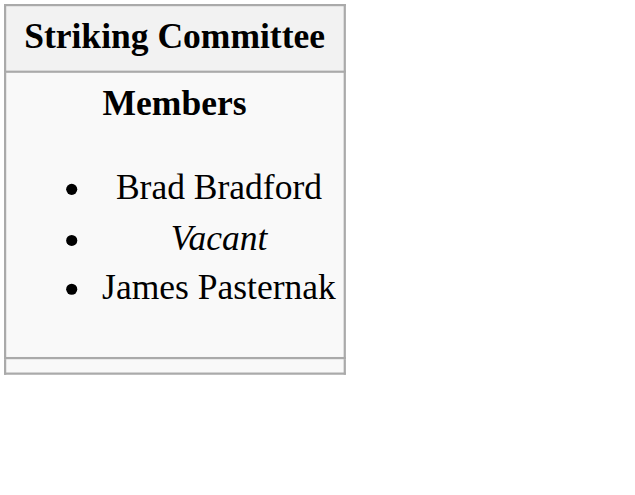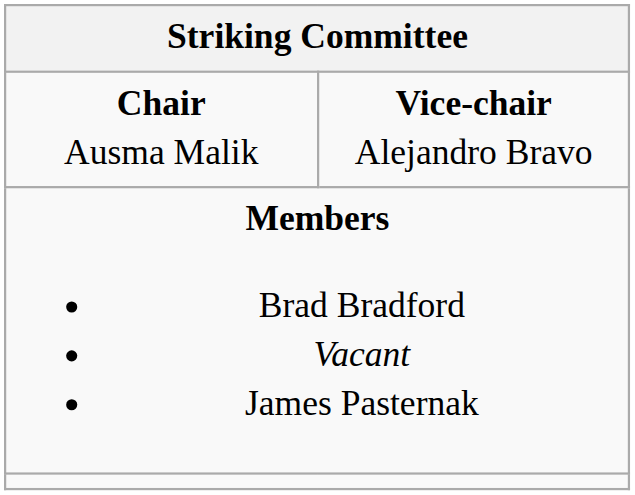+ row: (161, 128)
